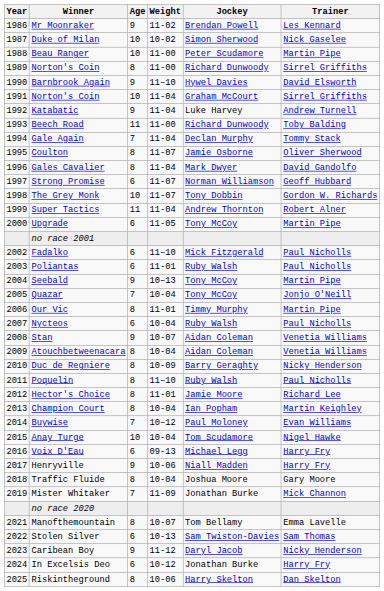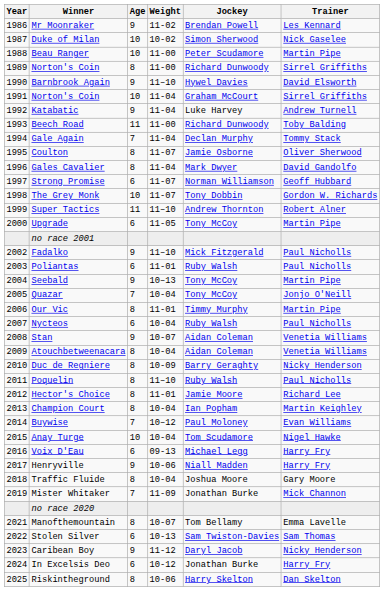(163, 210) 11-04 -> (163, 210) 11–10
(132, 253) 6 -> (132, 253) 9
